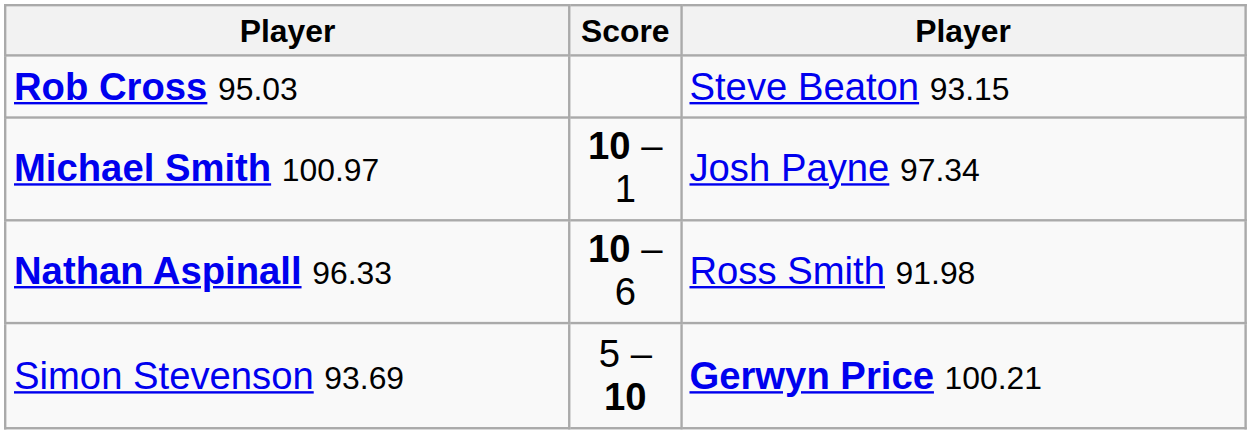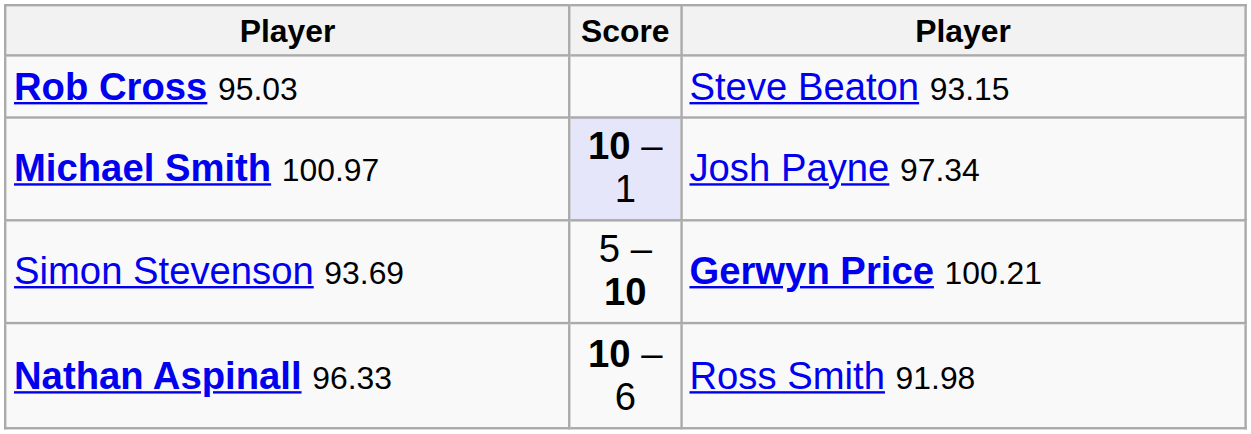(625, 167) no background -> (625, 167) lavender background
rows swapped: (209, 375) <-> (203, 271)
